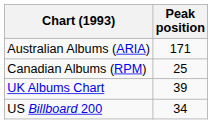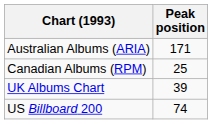(180, 108) 34 -> (180, 108) 74
